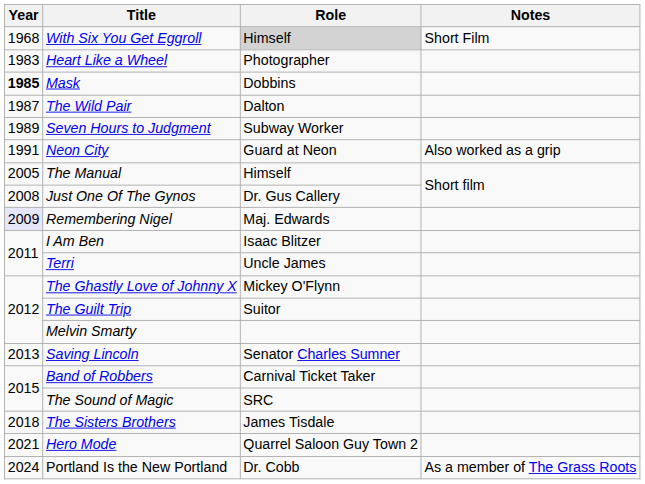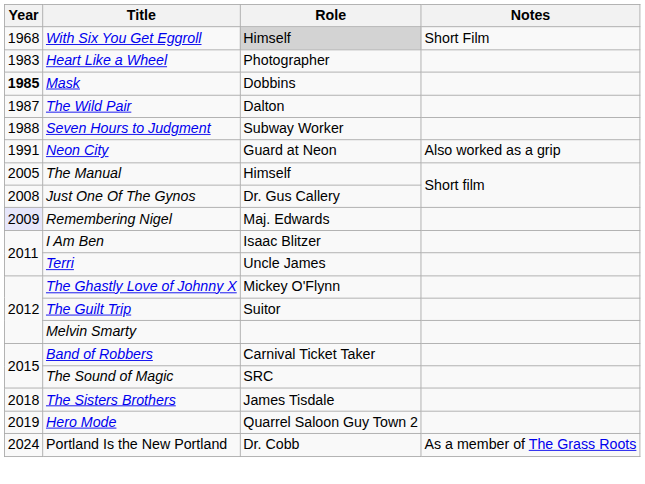(24, 128) 1989 -> (24, 128) 1988
- row: (92, 354)
(24, 444) 2021 -> (24, 422) 2019
